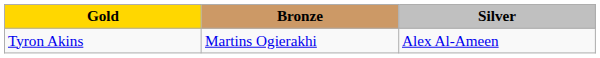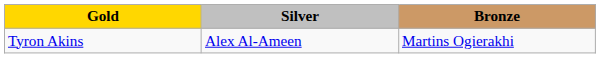columns swapped: (497, 16) <-> (300, 16)
